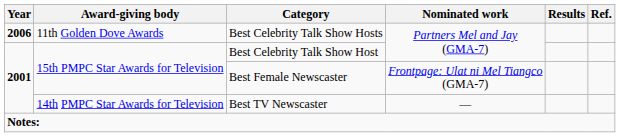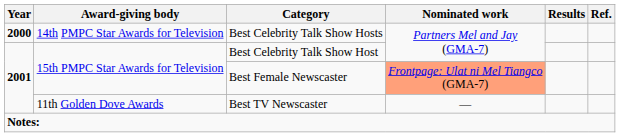(19, 33) 2006 -> (19, 33) 2000
(100, 33) 11th Golden Dove Awards -> (130, 33) 14th PMPC Star Awards for Television
(465, 77) no background -> (465, 77) lightsalmon background
(130, 103) 14th PMPC Star Awards for Television -> (100, 103) 11th Golden Dove Awards
